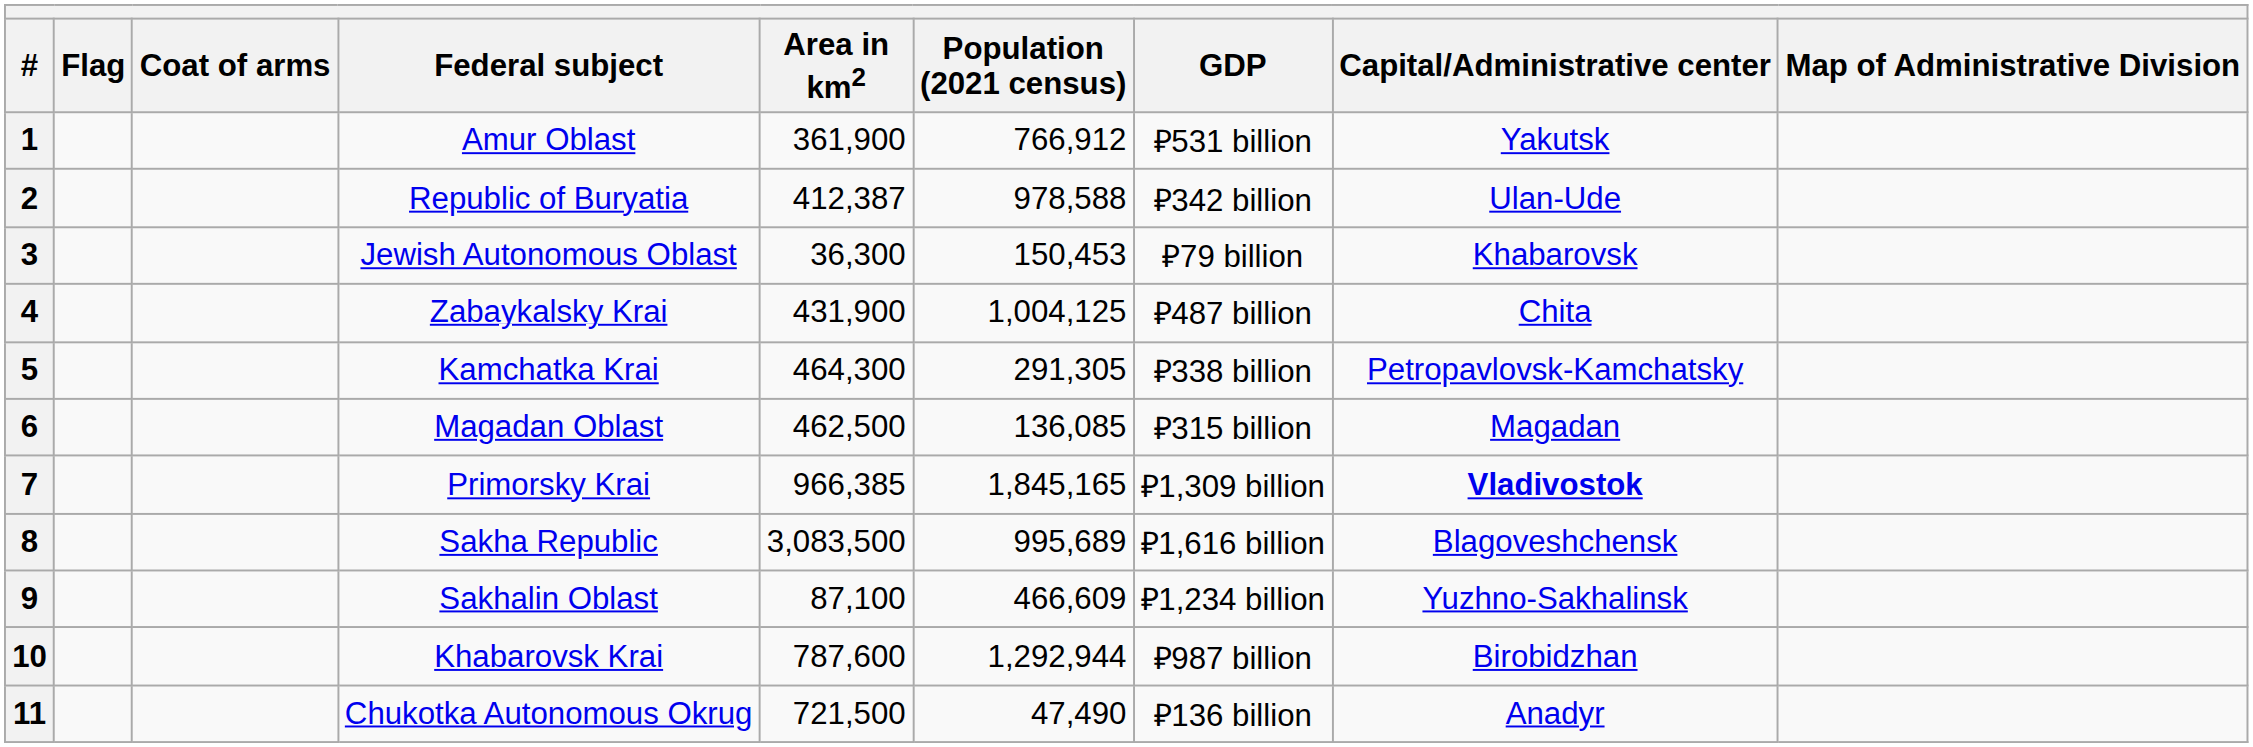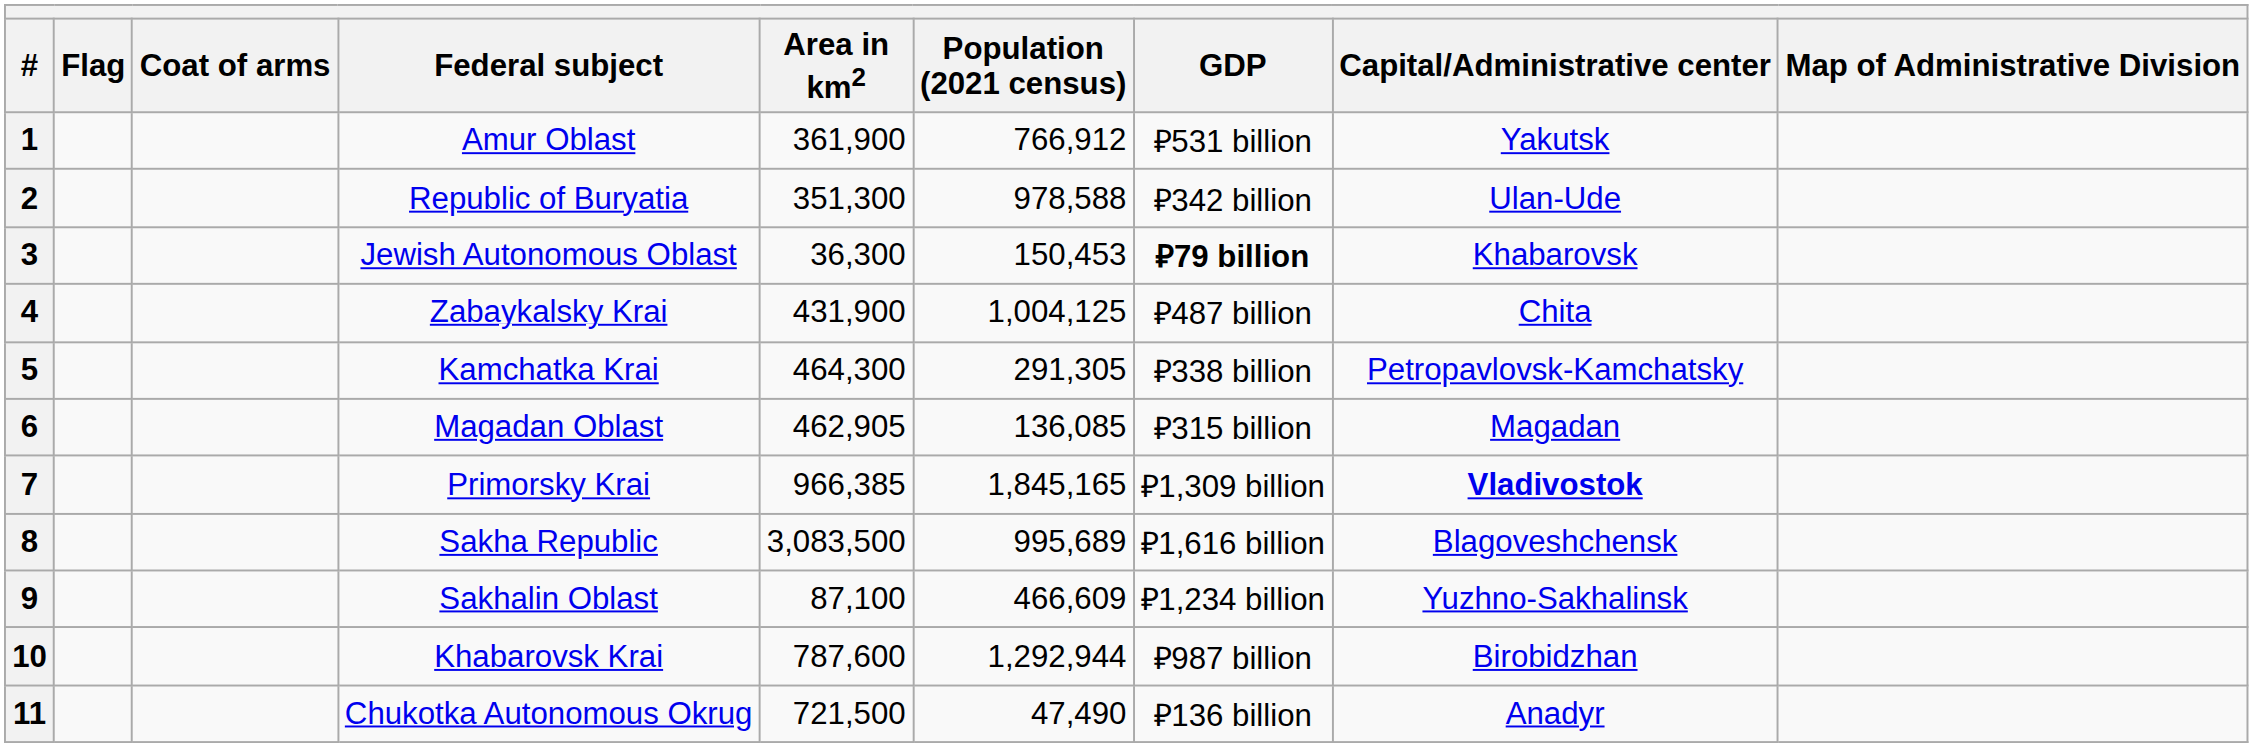(849, 197) 412,387 -> (849, 197) 351,300
(1233, 257) normal -> (1233, 257) bold
(849, 426) 462,500 -> (849, 426) 462,905
